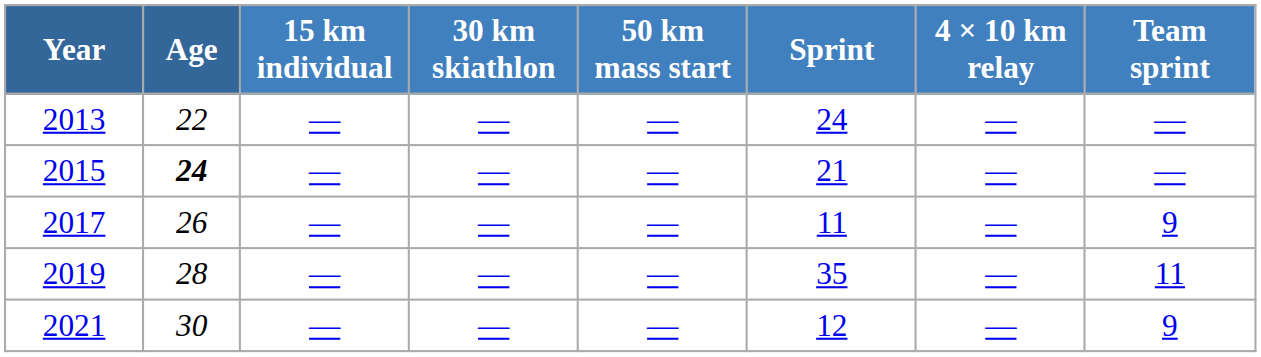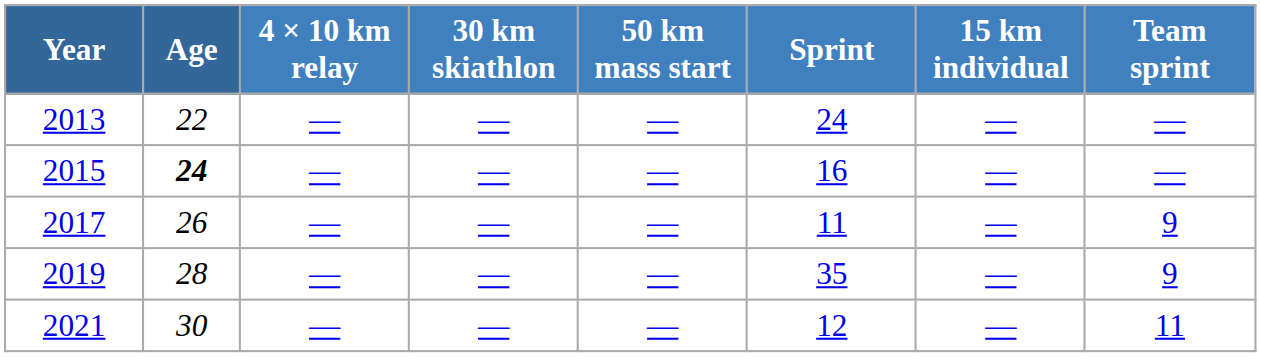columns swapped: (325, 49) <-> (1001, 49)
(832, 170) 21 -> (832, 170) 16
(1170, 274) 11 -> (1170, 274) 9
(1170, 325) 9 -> (1170, 325) 11
